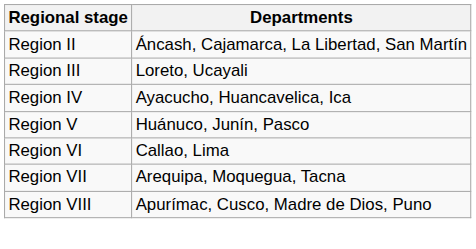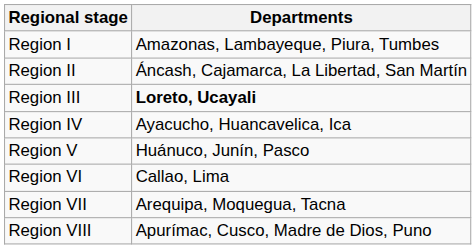+ row: (40, 44)
(192, 71) normal -> (196, 97) bold
